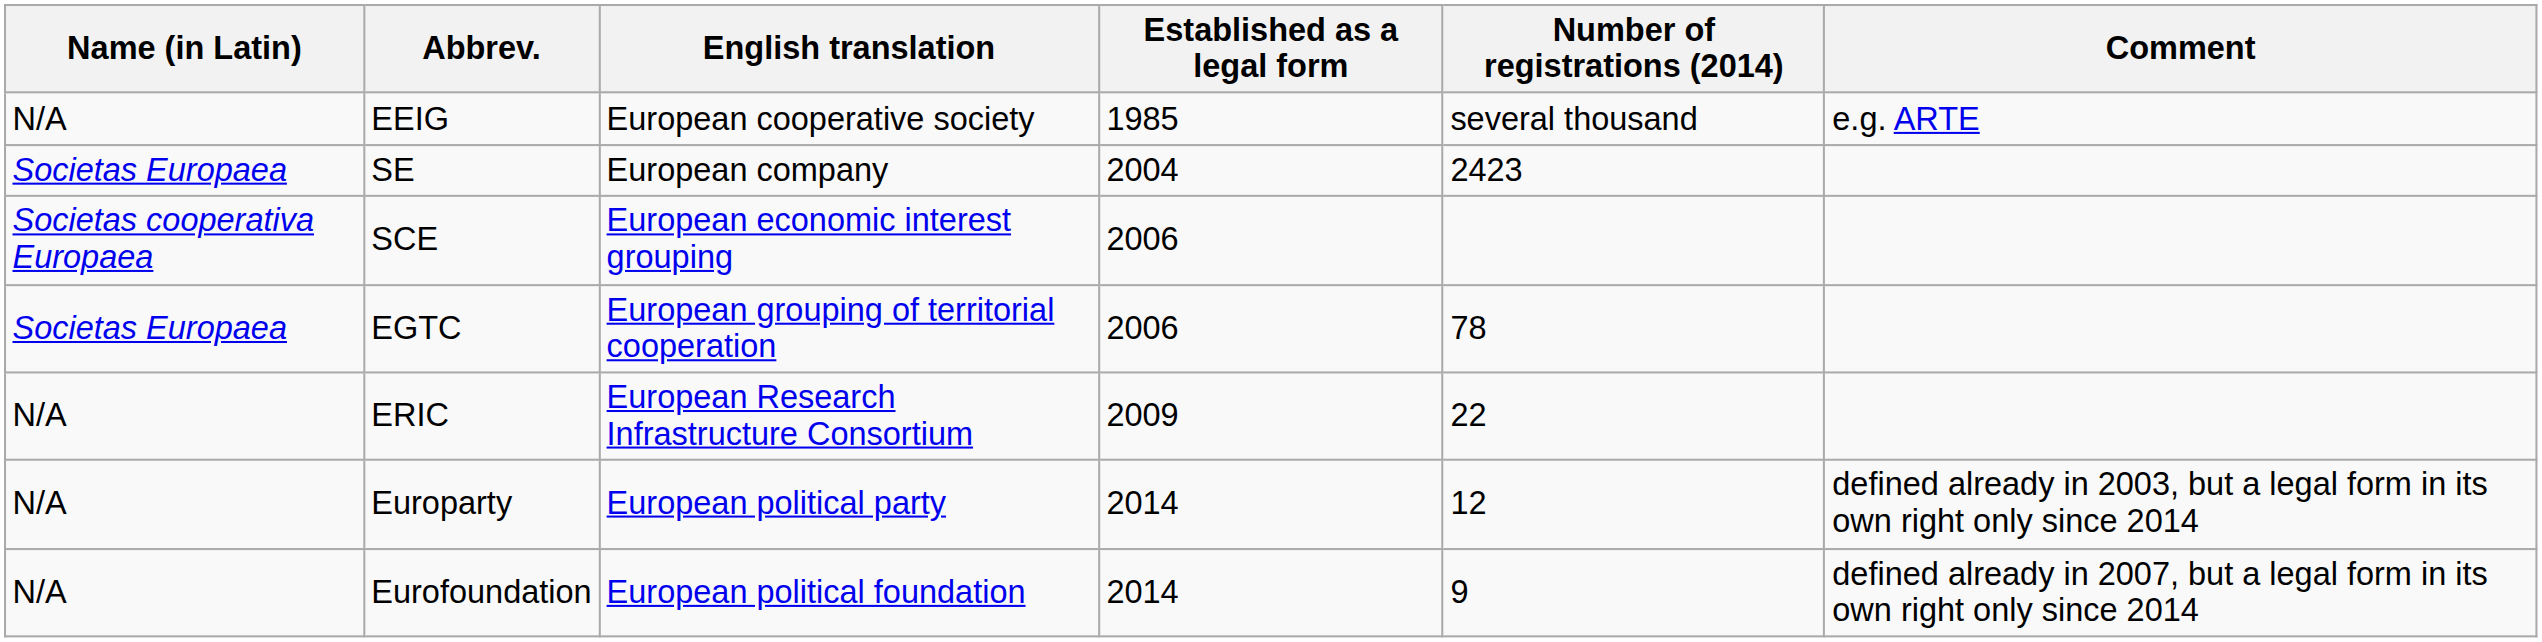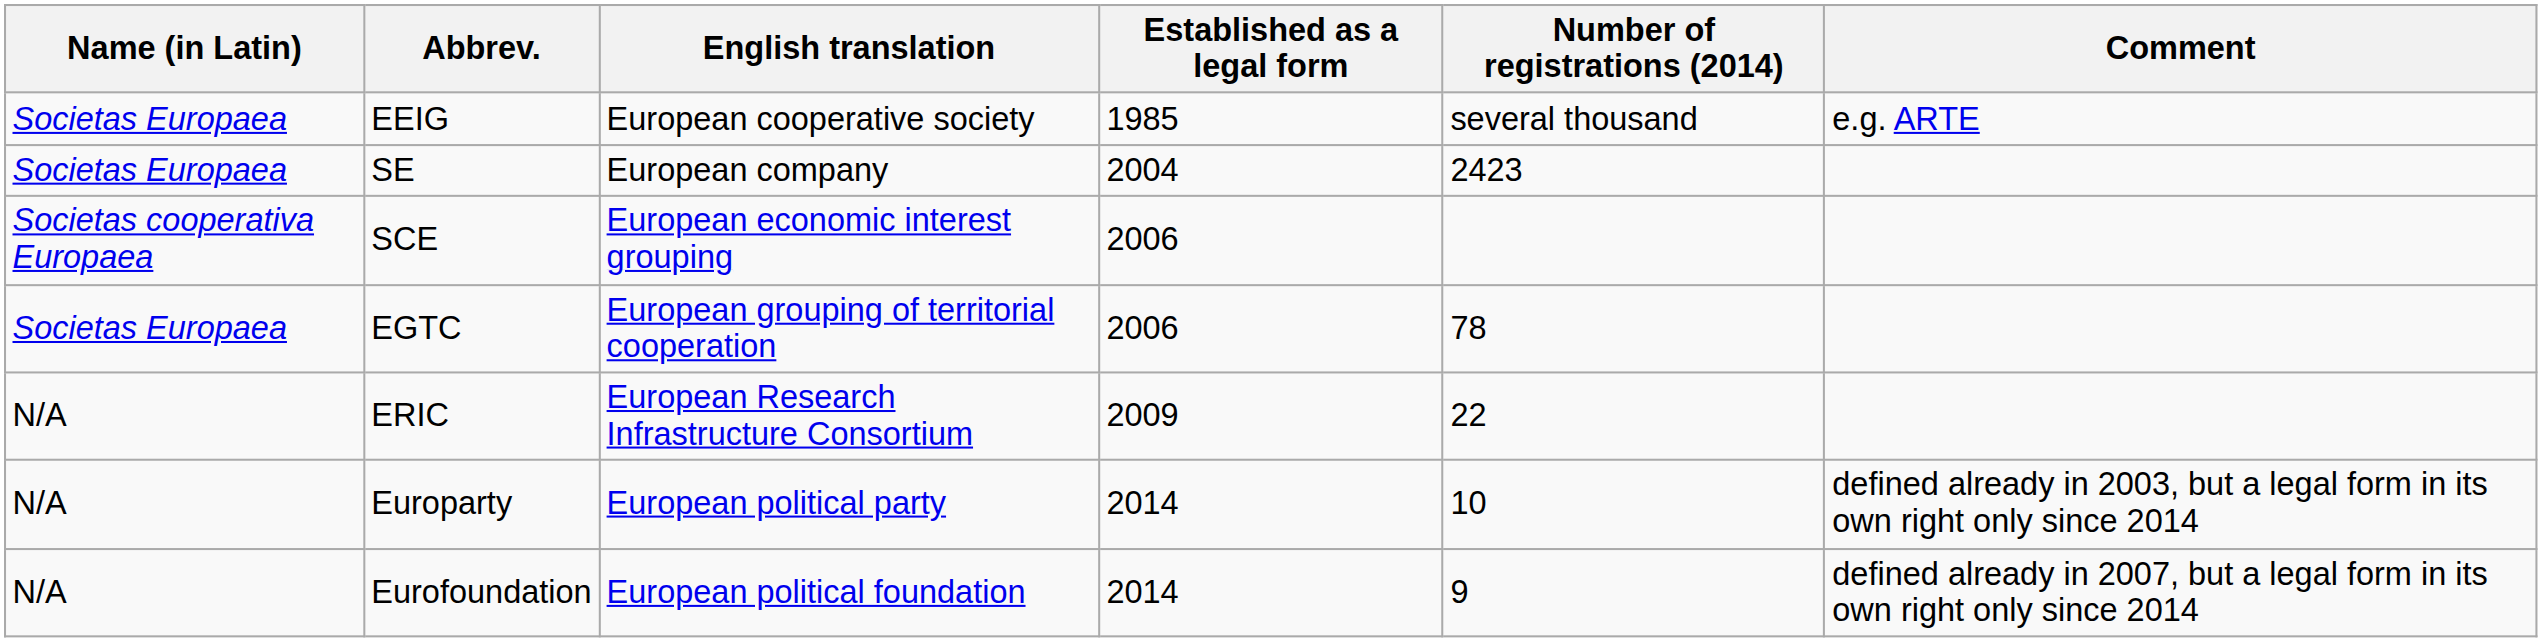(40, 118) N/A -> (150, 118) Societas Europaea
(1468, 503) 12 -> (1468, 503) 10
